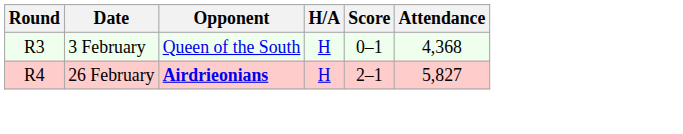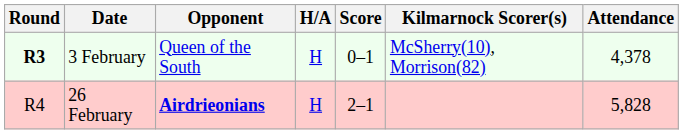+ column: (485, 18)
(34, 46) normal -> (34, 56) bold
(442, 46) 4,368 -> (631, 56) 4,378
(442, 74) 5,827 -> (631, 104) 5,828
